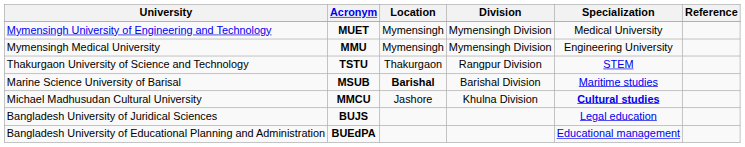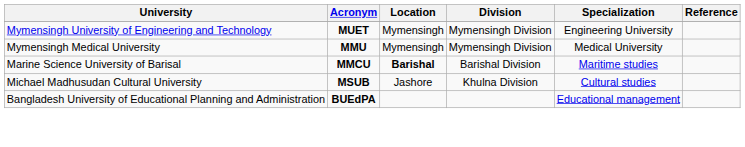(618, 30) Medical University -> (618, 30) Engineering University
(618, 47) Engineering University -> (618, 47) Medical University
- row: (128, 64)
(354, 82) MSUB -> (354, 64) MMCU
(354, 99) MMCU -> (354, 82) MSUB
(618, 99) bold -> (618, 82) normal
- row: (112, 116)
